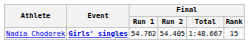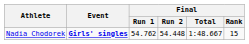(172, 33) 54.405 -> (172, 33) 54.448
